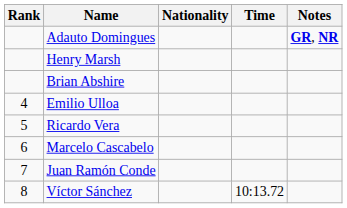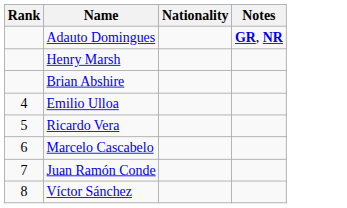- column: (260, 15)
